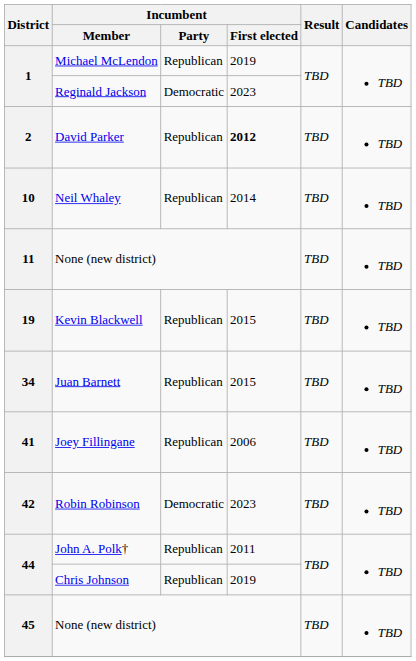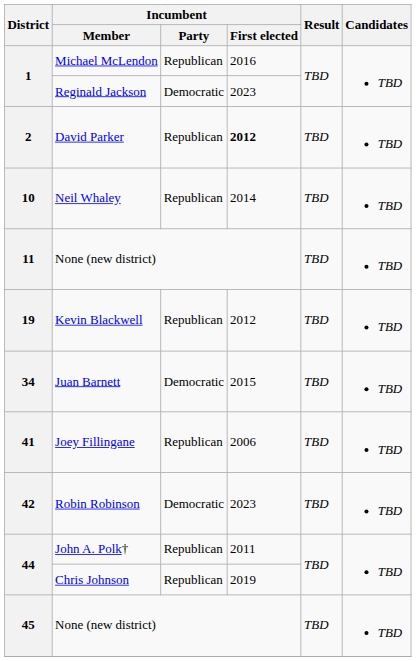(243, 60) 2019 -> (243, 60) 2016
(243, 320) 2015 -> (243, 320) 2012
(193, 381) Republican -> (194, 381) Democratic
